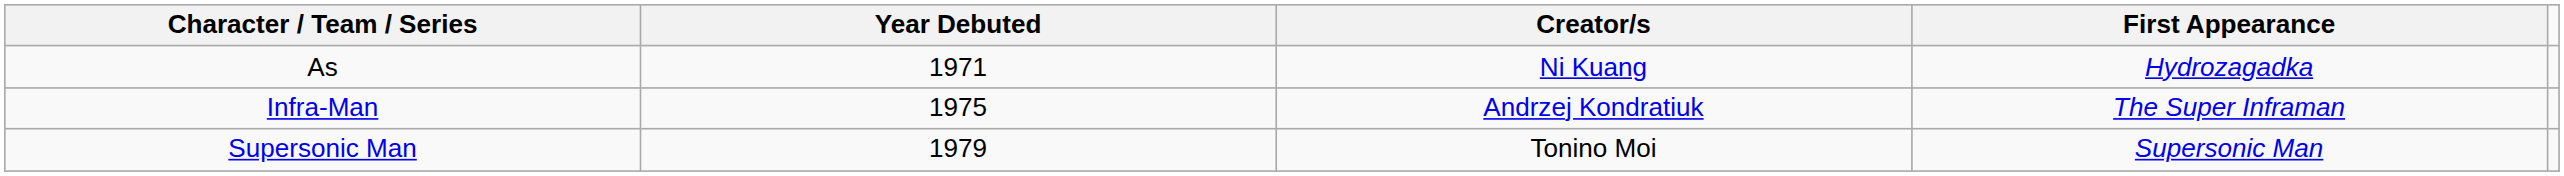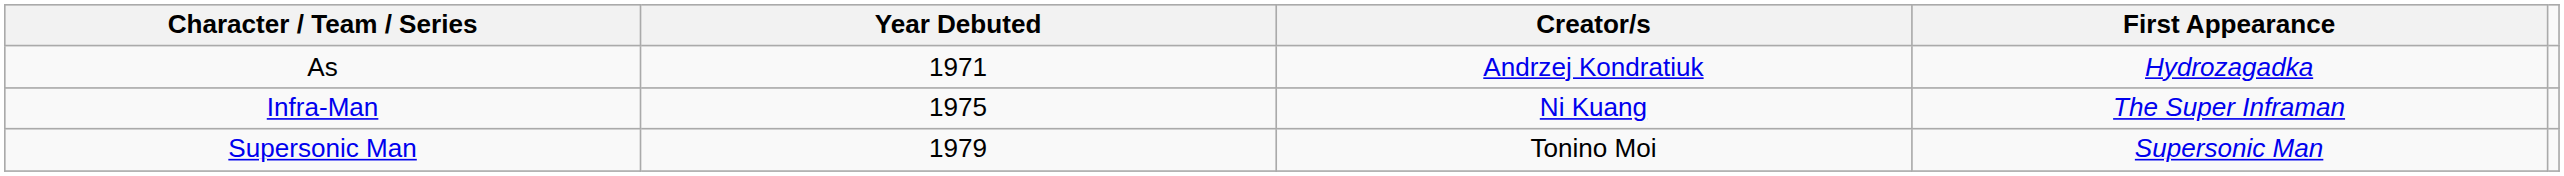(1593, 66) Ni Kuang -> (1593, 66) Andrzej Kondratiuk
(1593, 107) Andrzej Kondratiuk -> (1593, 107) Ni Kuang
